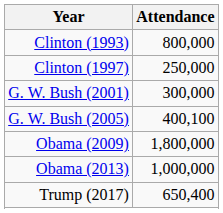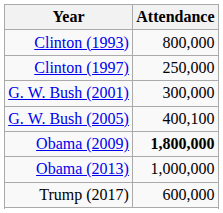(183, 144) normal -> (183, 144) bold
(189, 194) 650,400 -> (189, 194) 600,000
